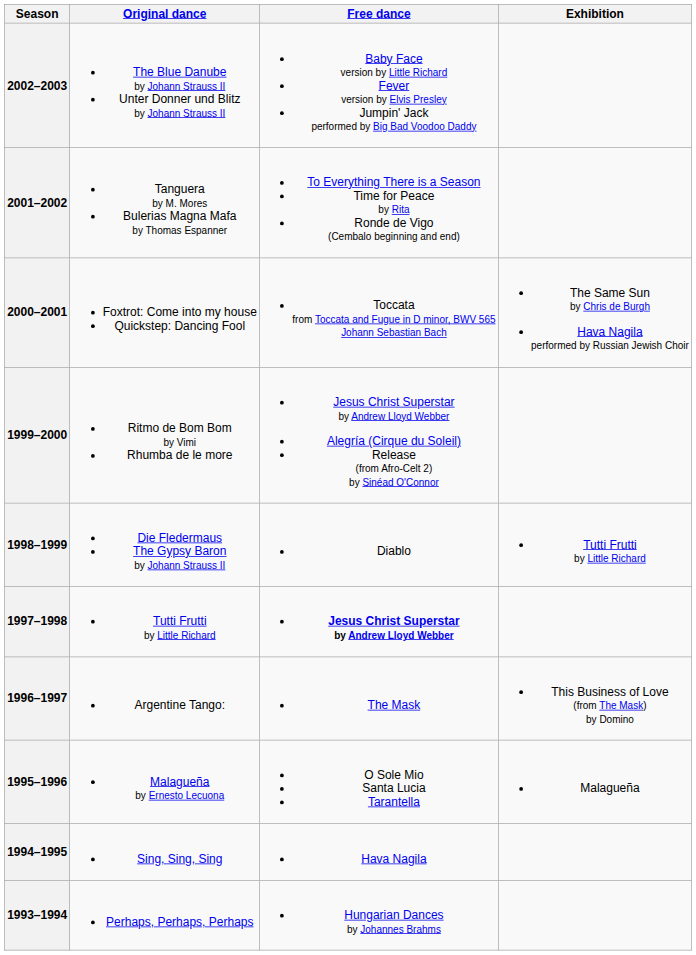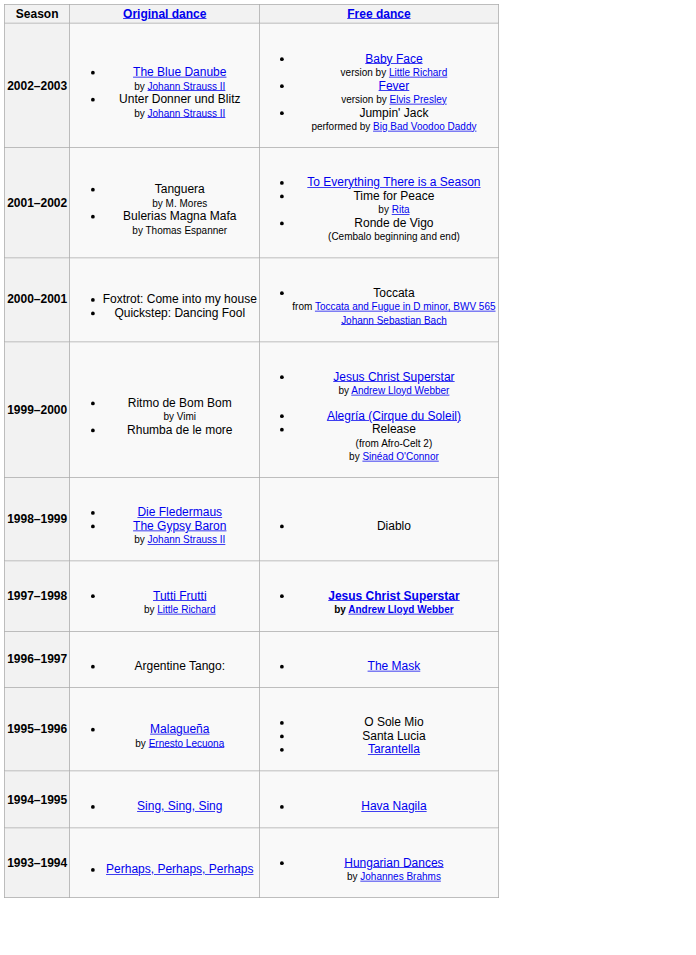- column: (595, 14)
